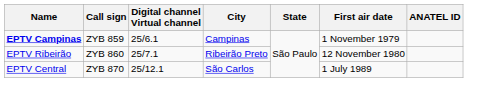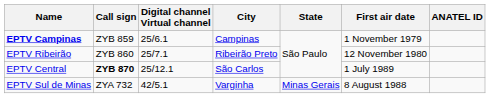(105, 69) normal -> (115, 69) bold
+ row: (49, 85)
